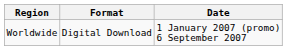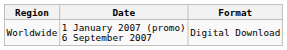columns swapped: (218, 12) <-> (107, 12)
